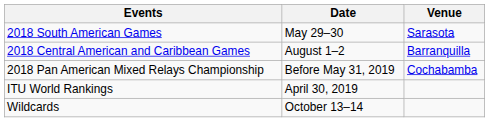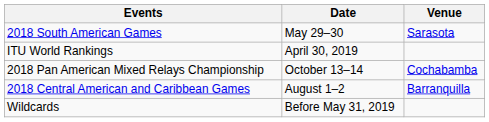rows swapped: (129, 51) <-> (60, 88)
(340, 70) Before May 31, 2019 -> (324, 70) October 13–14
(324, 107) October 13–14 -> (340, 107) Before May 31, 2019
